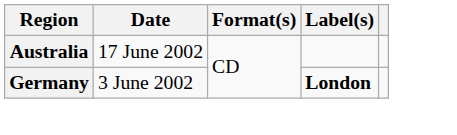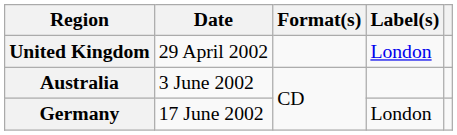+ row: (79, 51)
(150, 51) 17 June 2002 -> (206, 82) 3 June 2002
(146, 82) 3 June 2002 -> (211, 113) 17 June 2002
(338, 82) bold -> (401, 113) normal
